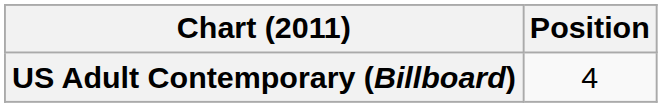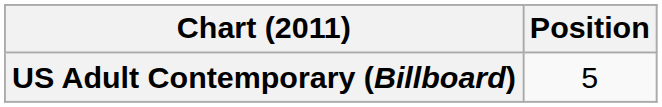(590, 76) 4 -> (590, 76) 5
